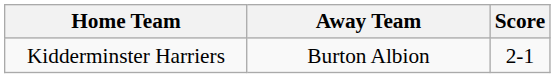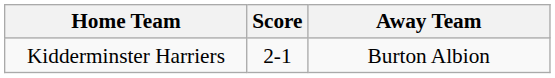columns swapped: (520, 21) <-> (368, 21)
